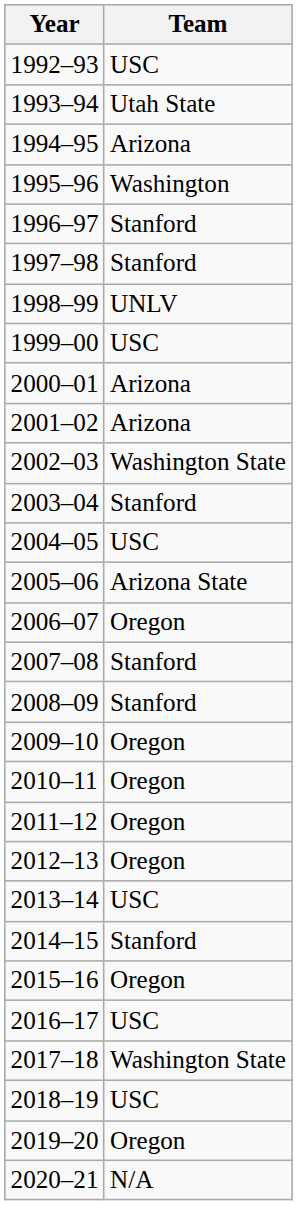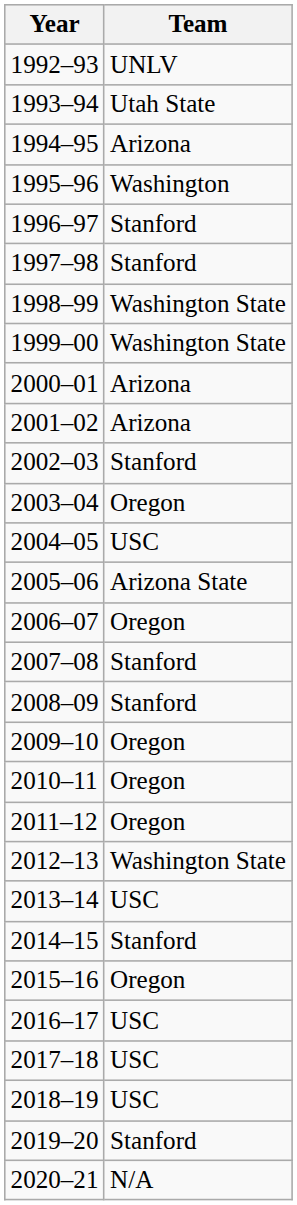(135, 64) USC -> (144, 64) UNLV
(144, 303) UNLV -> (198, 303) Washington State
(135, 343) USC -> (198, 343) Washington State
(198, 462) Washington State -> (153, 462) Stanford
(153, 502) Stanford -> (148, 502) Oregon
(148, 861) Oregon -> (198, 861) Washington State
(198, 1060) Washington State -> (135, 1060) USC
(148, 1139) Oregon -> (153, 1139) Stanford
